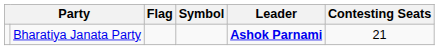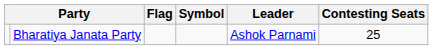(276, 34) bold -> (273, 34) normal
(380, 34) 21 -> (373, 34) 25
